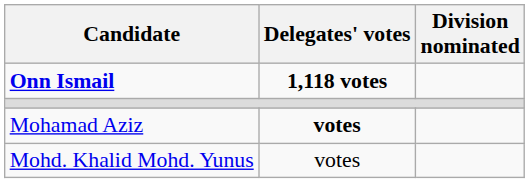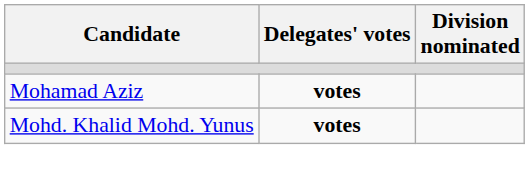- row: (62, 80)
(337, 159) normal -> (337, 125) bold
